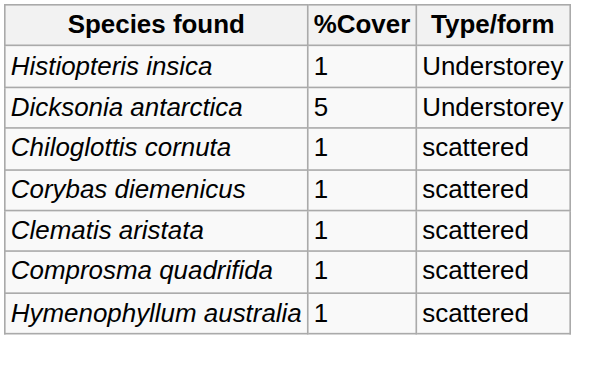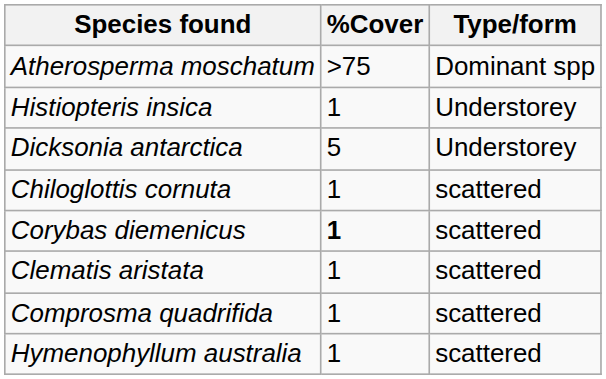+ row: (163, 66)
(321, 189) normal -> (334, 230) bold
